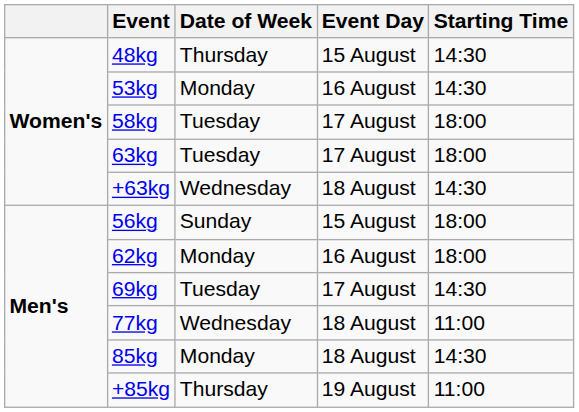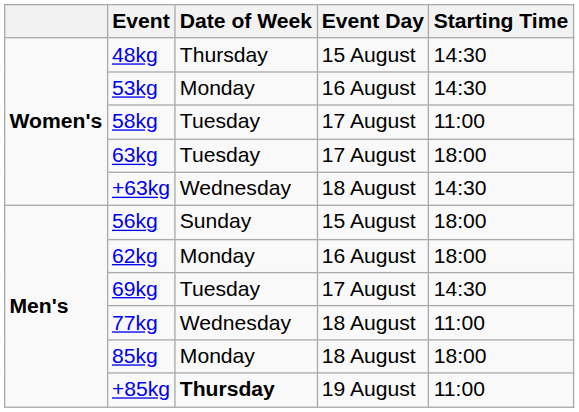(460, 121) 18:00 -> (459, 121) 11:00
(460, 356) 14:30 -> (460, 356) 18:00
(224, 389) normal -> (227, 389) bold
